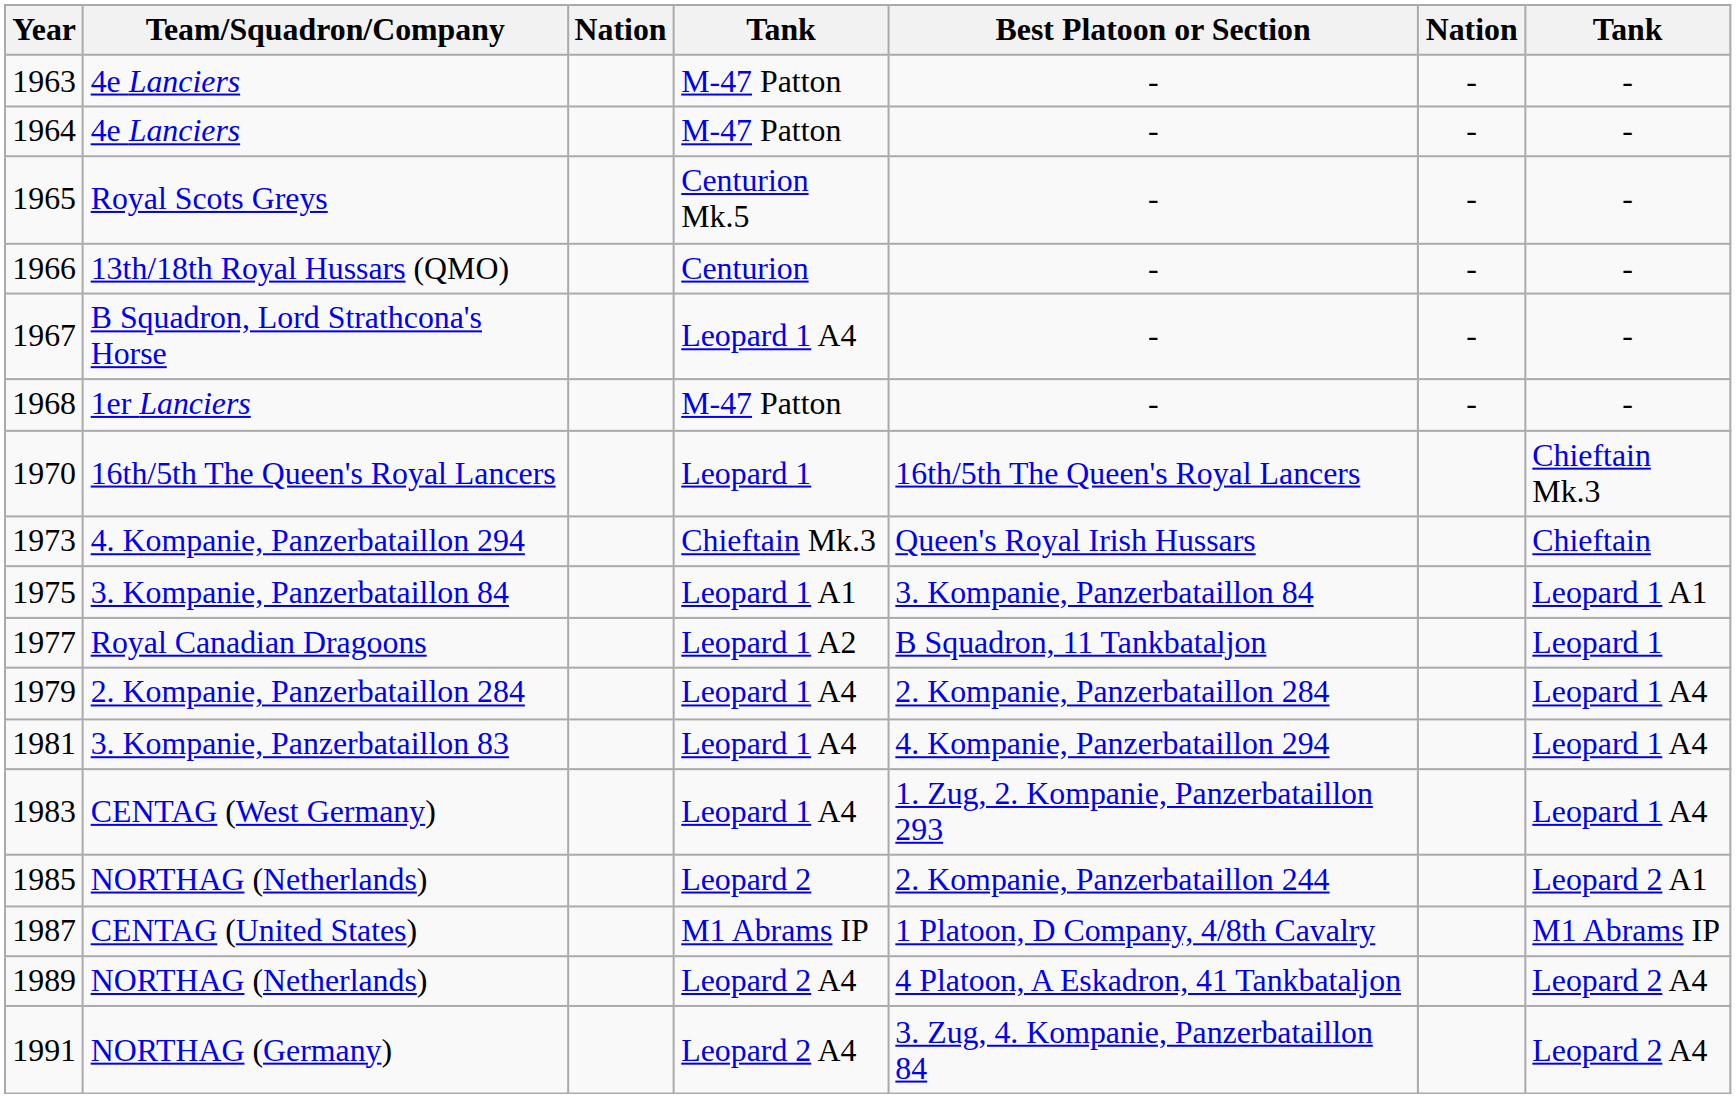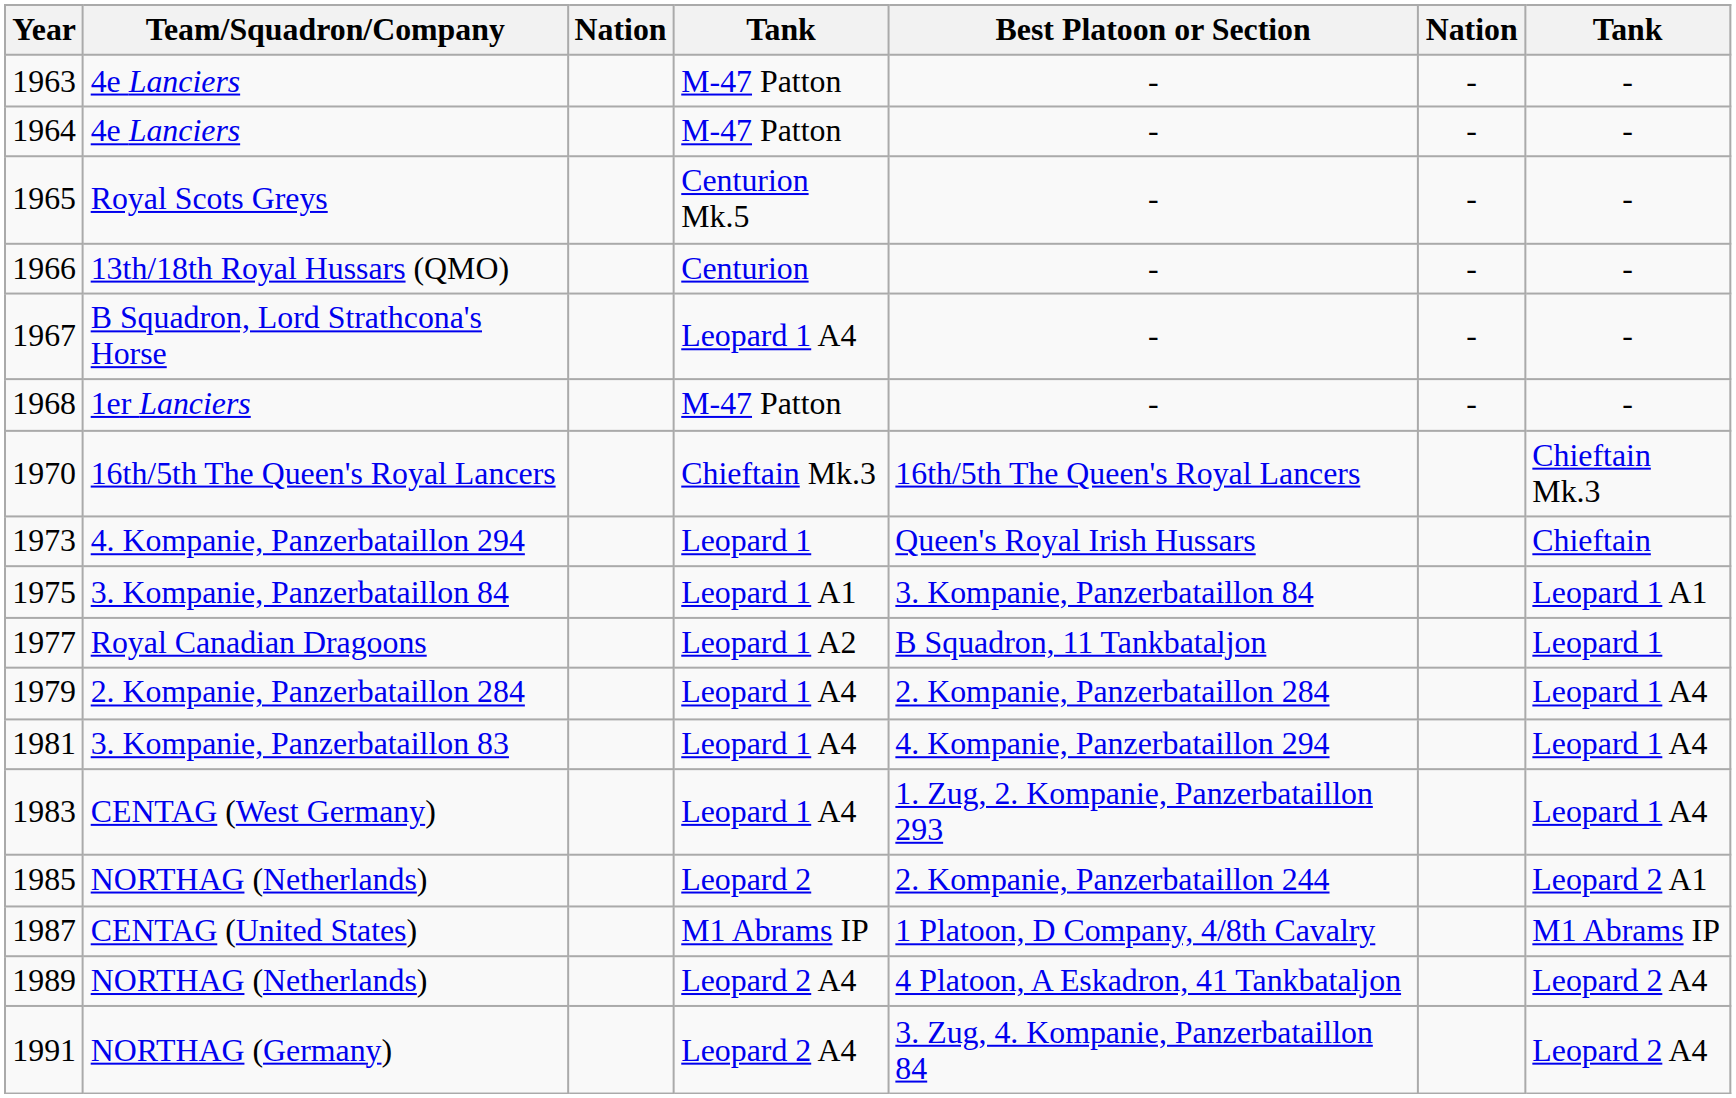(746, 472) Leopard 1 -> (779, 472) Chieftain Mk.3
(779, 541) Chieftain Mk.3 -> (746, 541) Leopard 1
